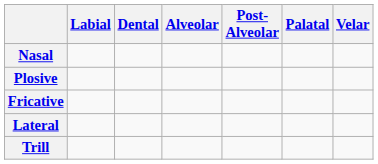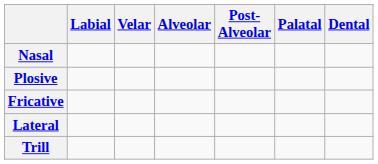columns swapped: (138, 24) <-> (353, 24)
